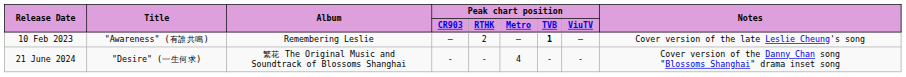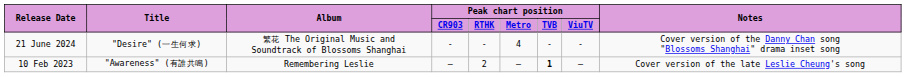rows swapped: (46, 39) <-> (46, 59)
